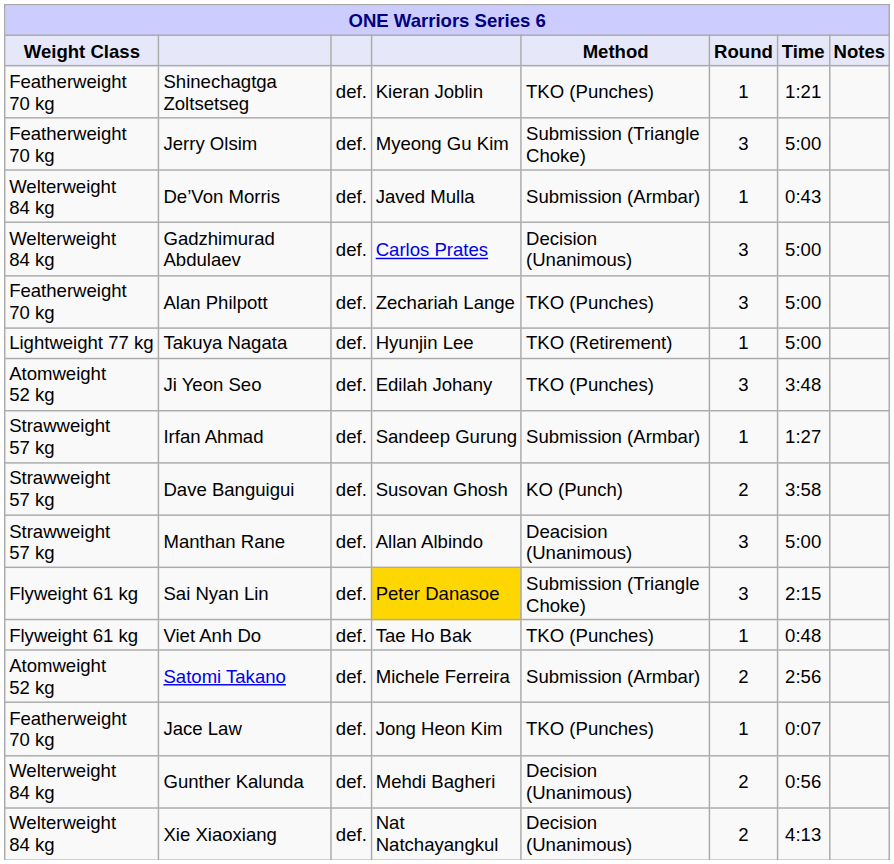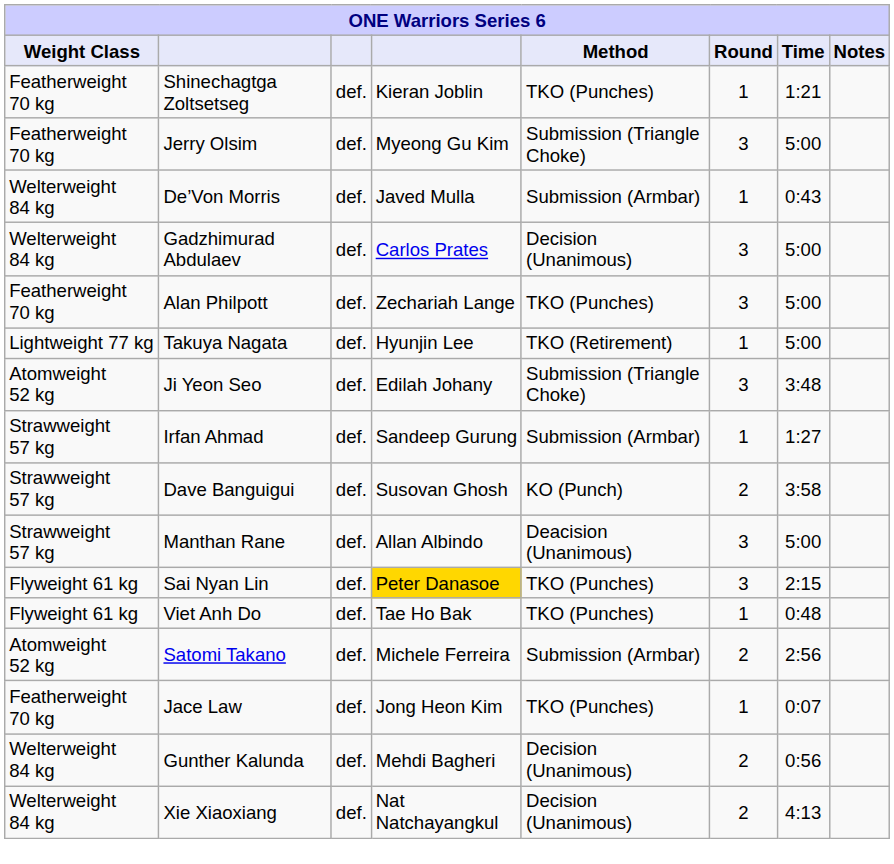(590, 384) TKO (Punches) -> (613, 384) Submission (Triangle Choke)
(613, 593) Submission (Triangle Choke) -> (590, 583) TKO (Punches)
